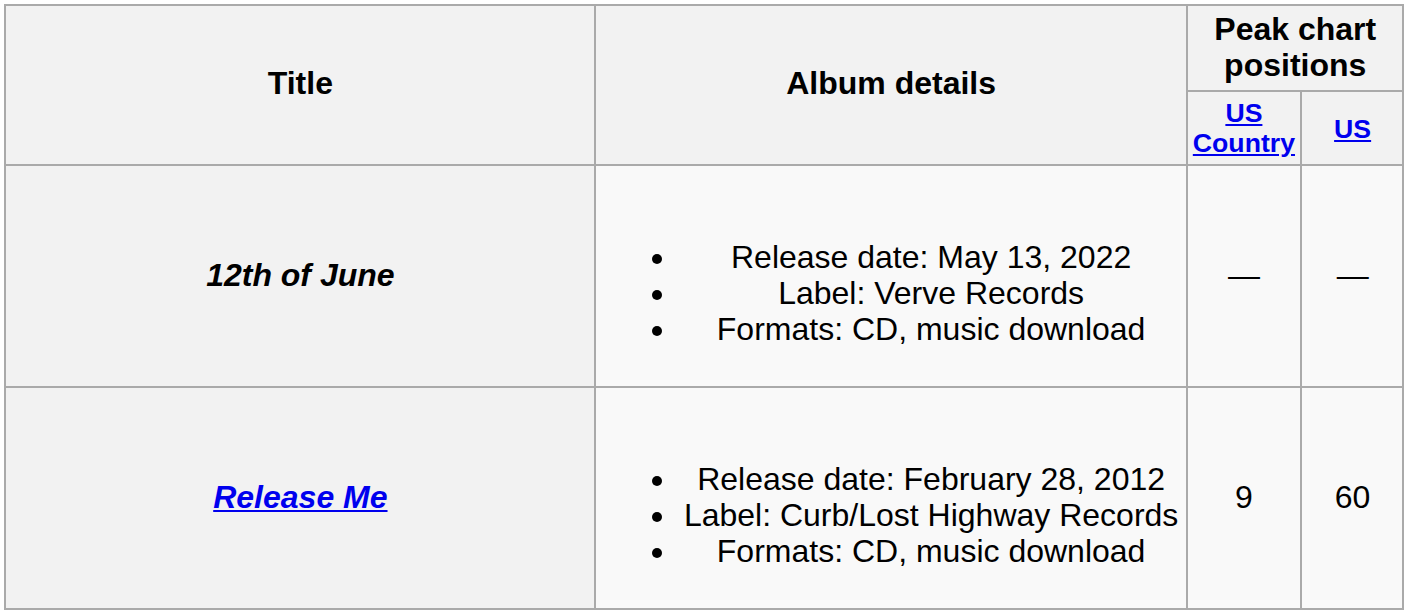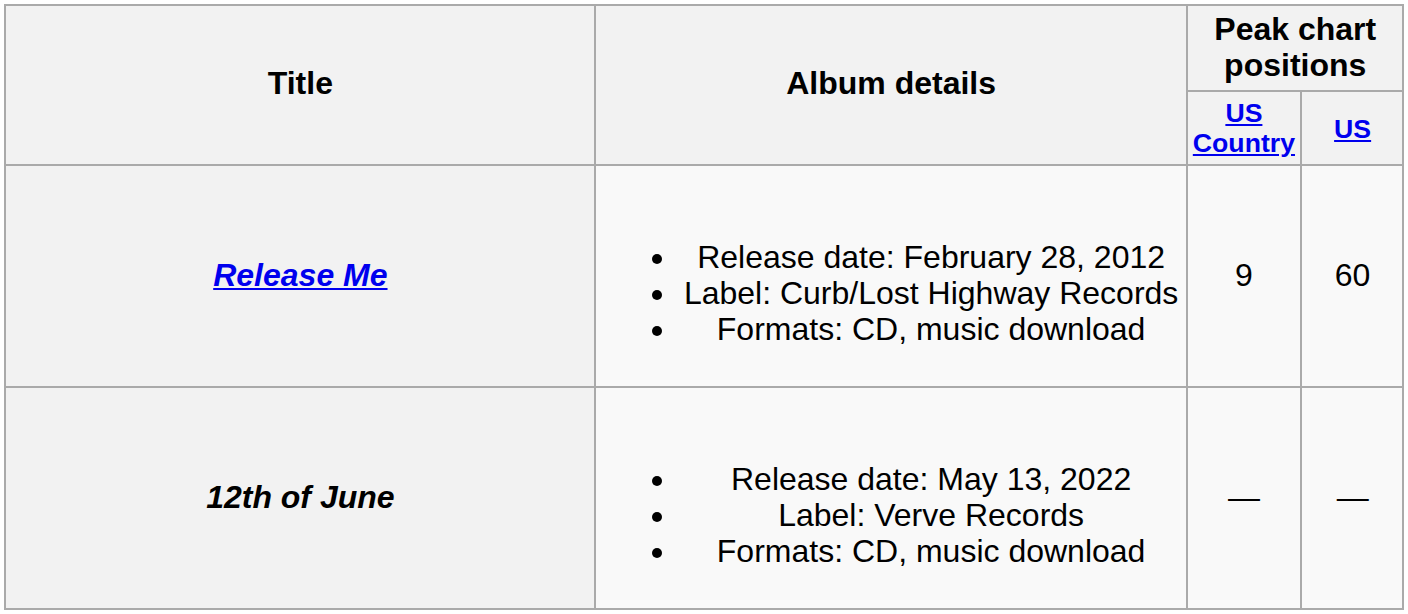rows swapped: (300, 498) <-> (300, 275)
